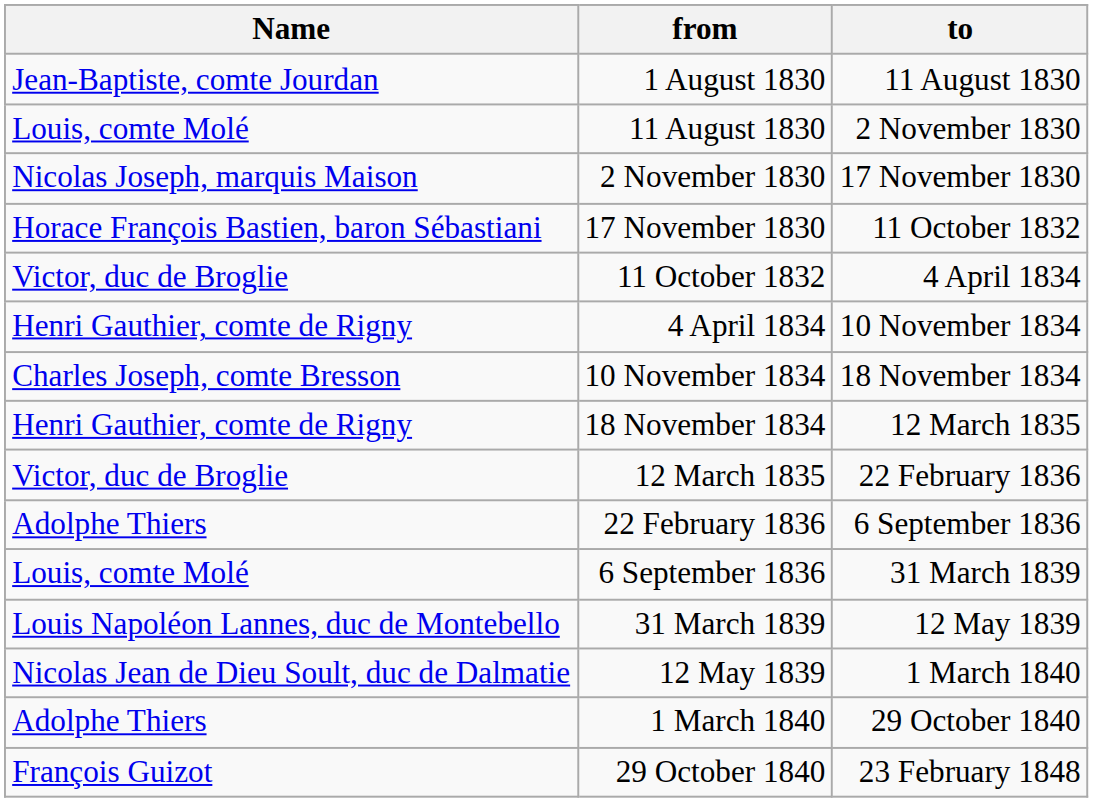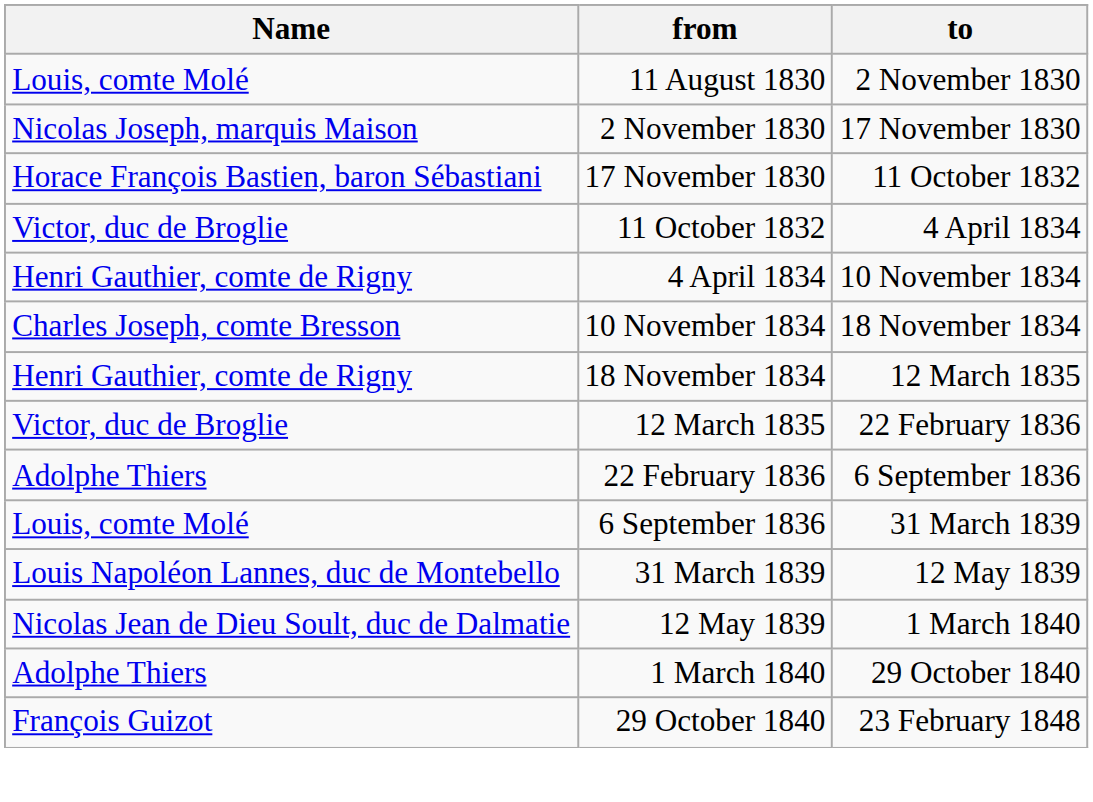- row: (734, 78)
